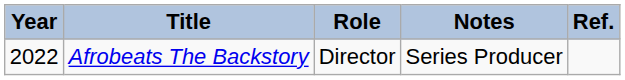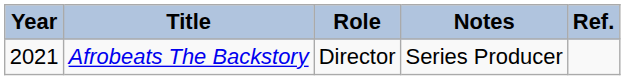(34, 56) 2022 -> (34, 56) 2021
